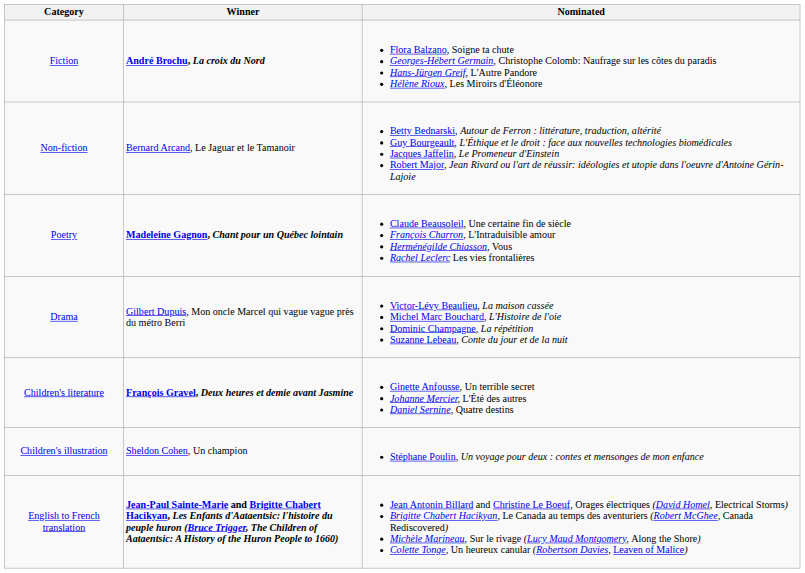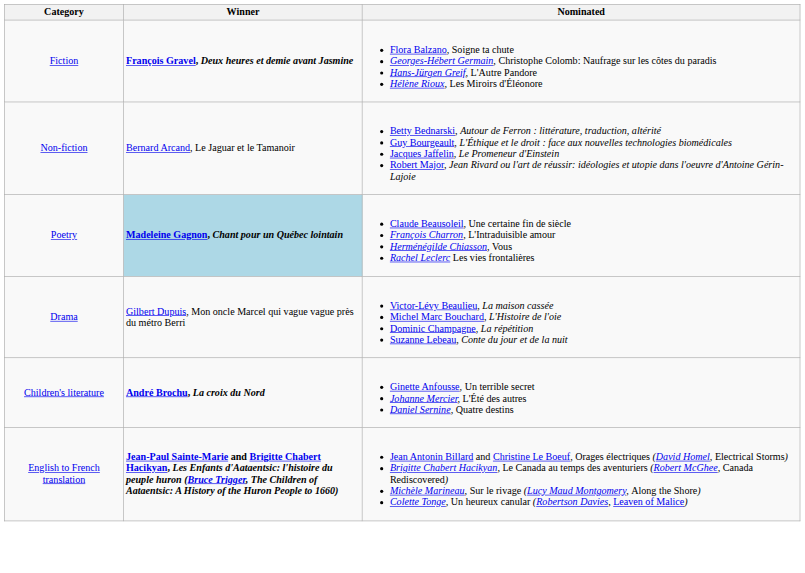(195, 61) André Brochu, La croix du Nord -> (240, 61) François Gravel, Deux heures et demie avant Jasmine
(235, 235) no background -> (235, 235) lightblue background
(240, 392) François Gravel, Deux heures et demie avant Jasmine -> (195, 392) André Brochu, La croix du Nord
- row: (64, 451)
